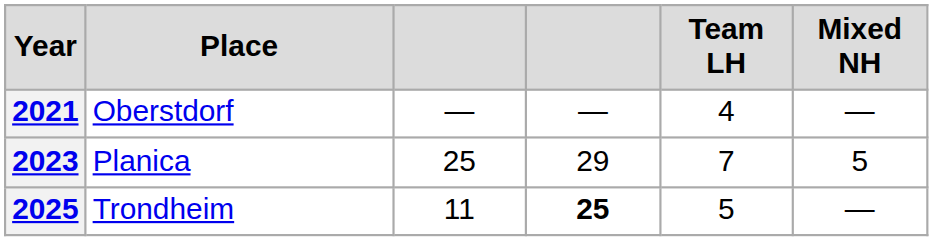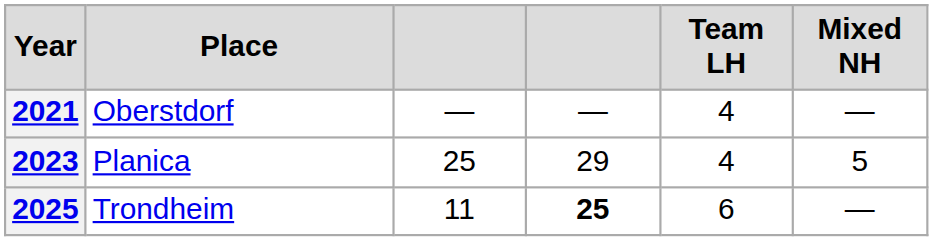(726, 161) 7 -> (726, 161) 4
(726, 209) 5 -> (726, 209) 6
